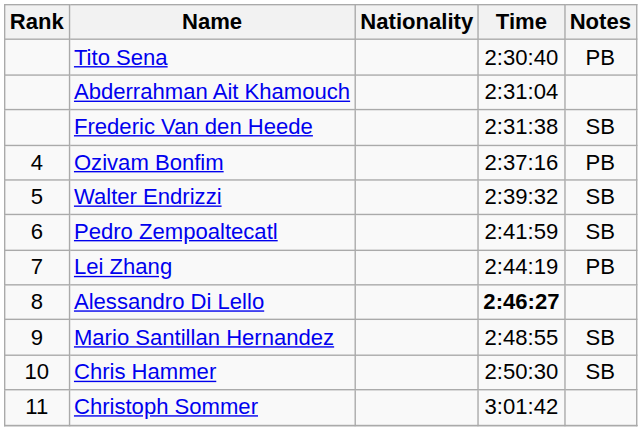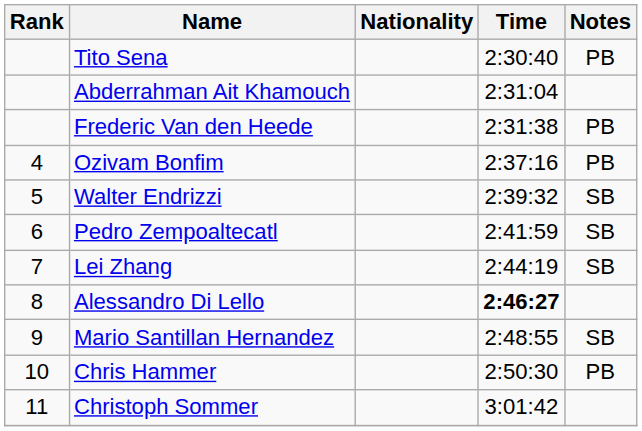(600, 127) SB -> (600, 127) PB
(600, 267) PB -> (600, 267) SB
(600, 372) SB -> (600, 372) PB
